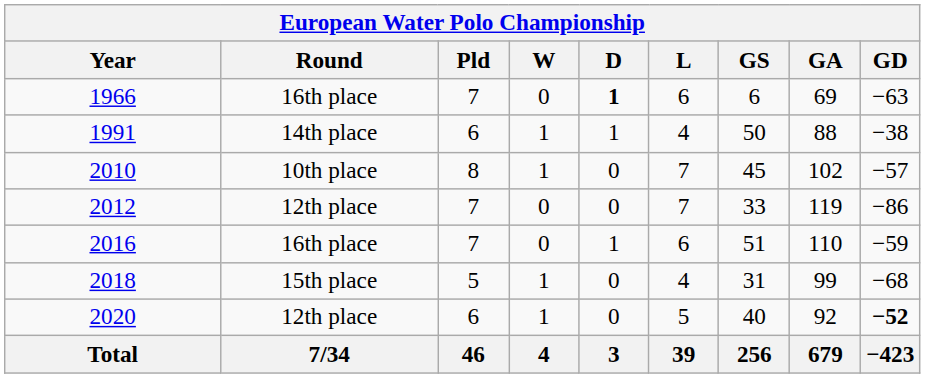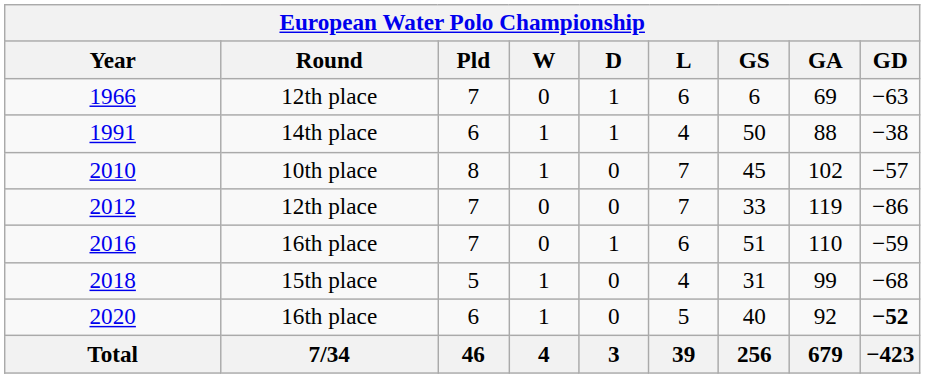(329, 96) 16th place -> (329, 96) 12th place
(614, 96) bold -> (614, 96) normal
(329, 317) 12th place -> (329, 317) 16th place
